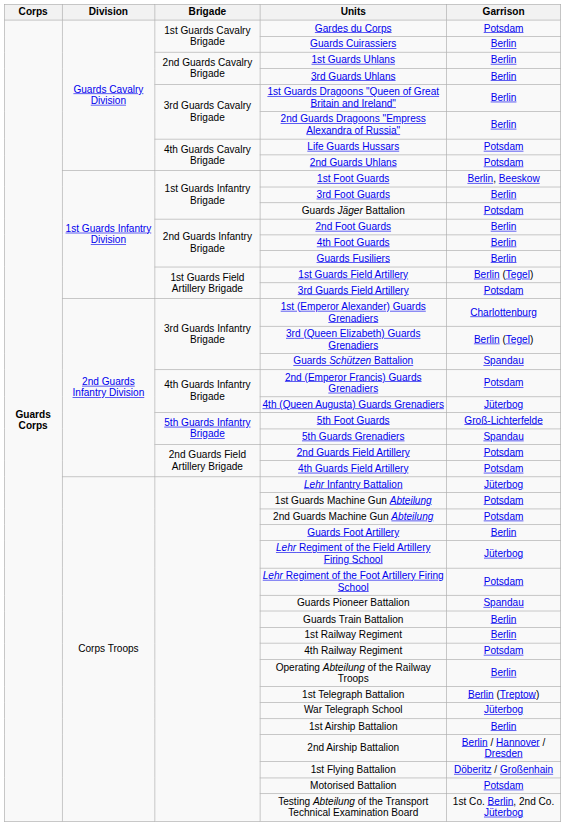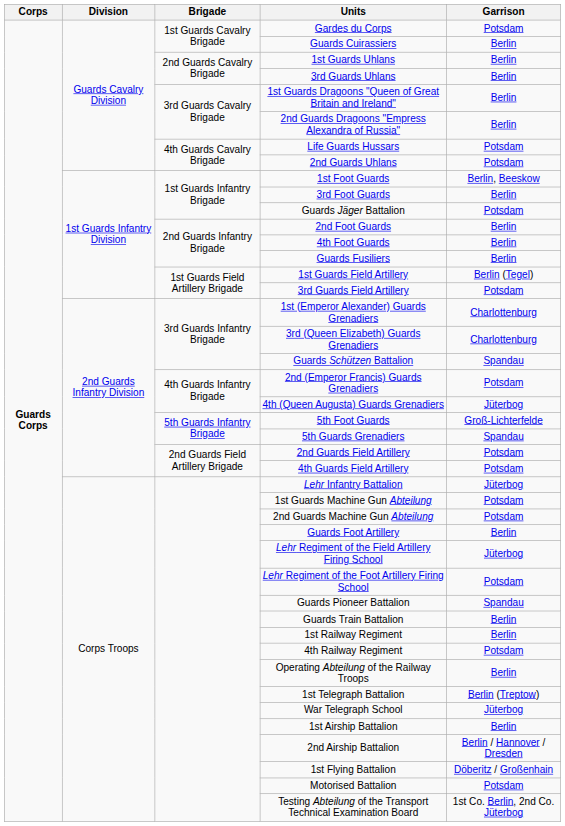(504, 339) Berlin (Tegel) -> (504, 339) Charlottenburg
